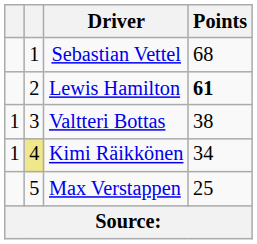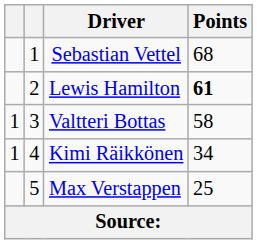(203, 121) 38 -> (203, 121) 58
(34, 154) khaki background -> (34, 154) no background
